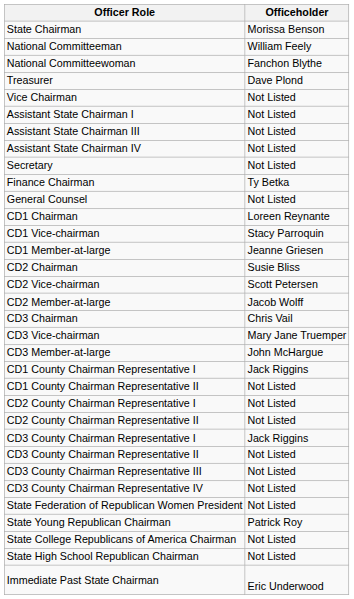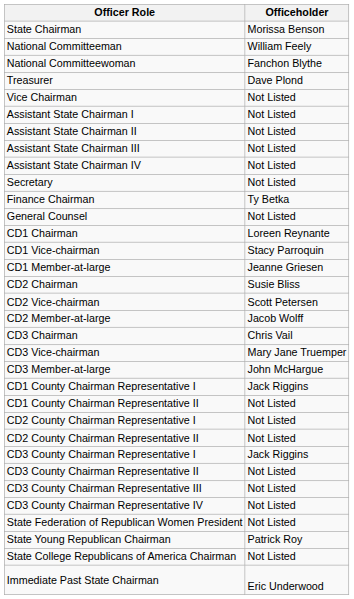+ row: (72, 132)
- row: (103, 557)
